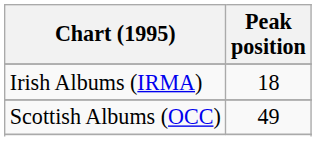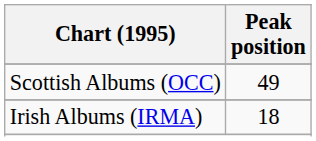rows swapped: (106, 81) <-> (115, 116)
